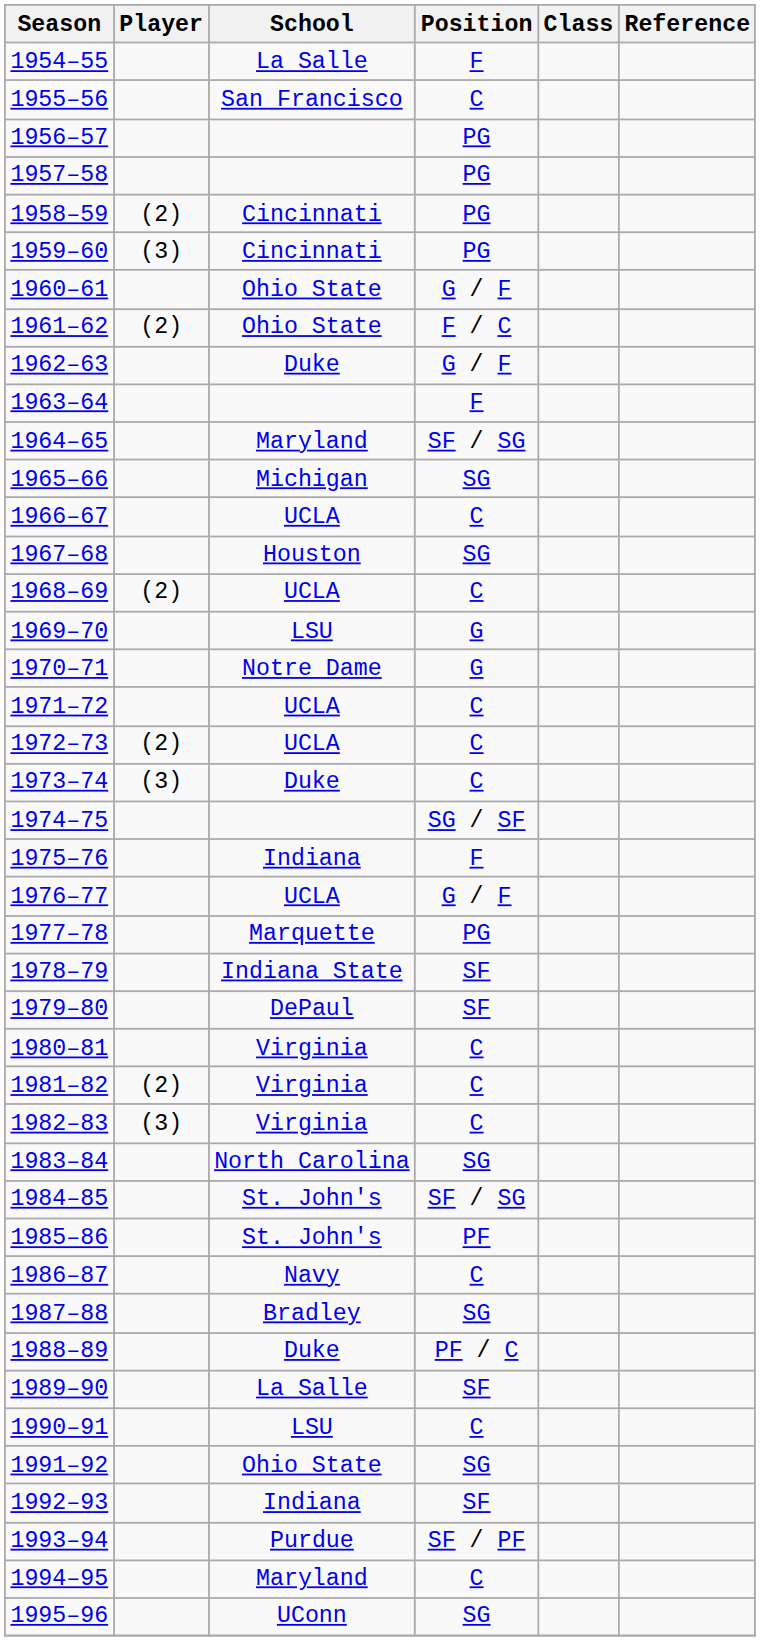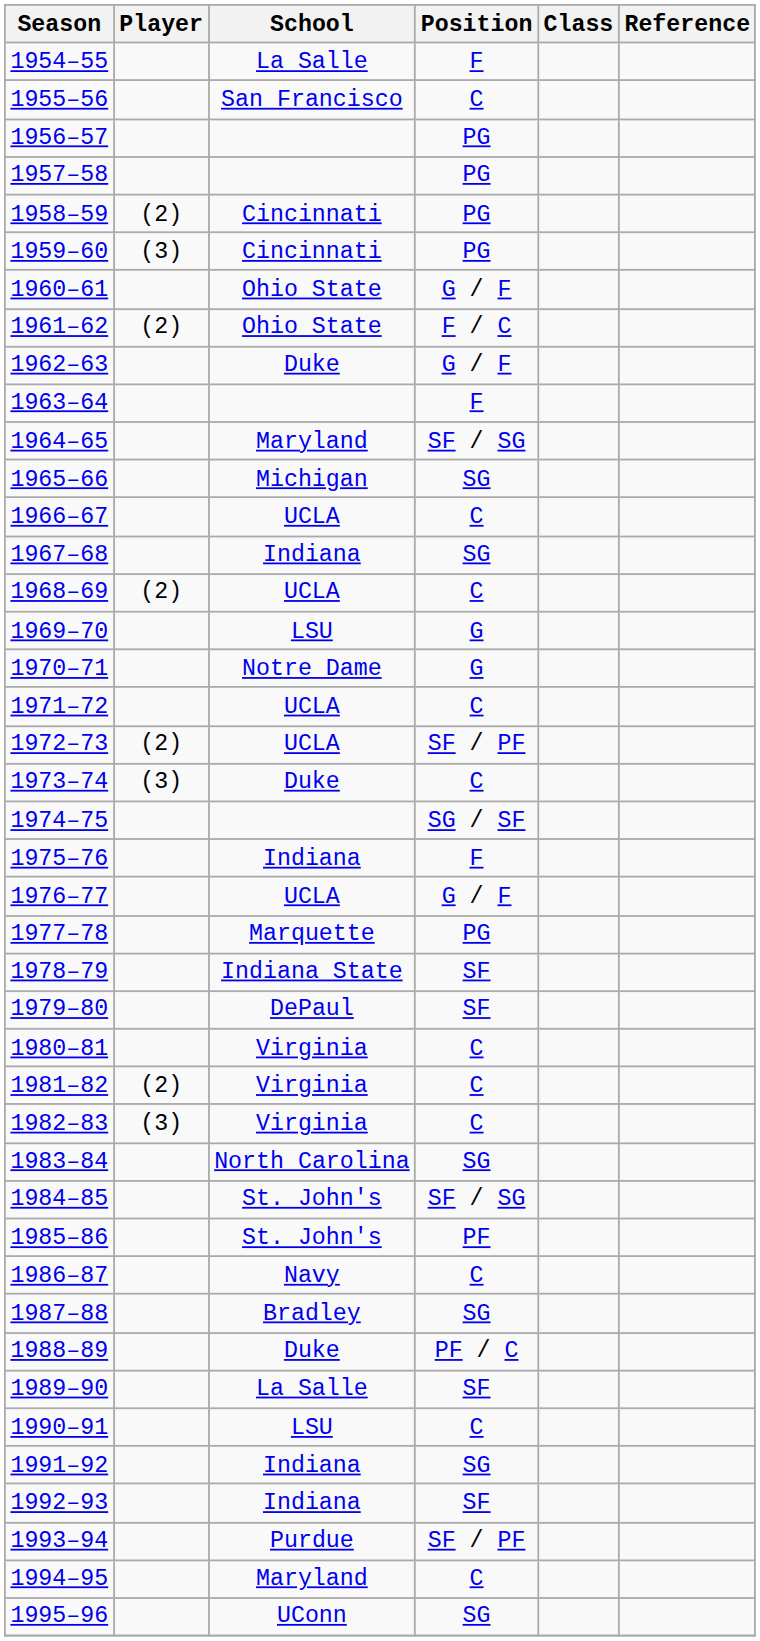(312, 555) Houston -> (312, 555) Indiana
(477, 744) C -> (477, 744) SF / PF
(312, 1465) Ohio State -> (312, 1465) Indiana
